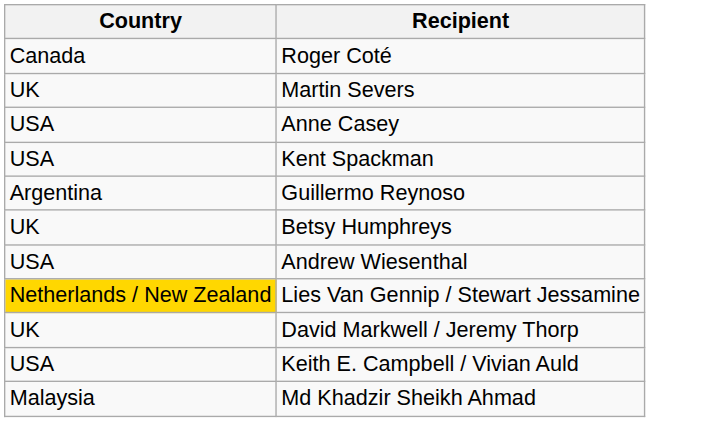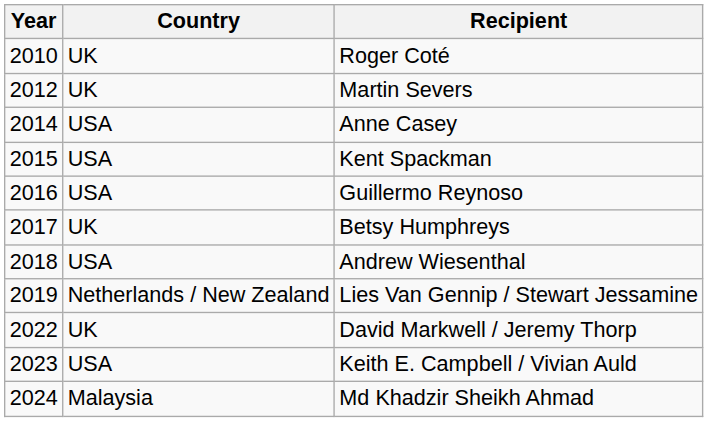+ column: (34, 21)
(47, 55) Canada -> (83, 55) UK
(56, 192) Argentina -> (90, 192) USA
(141, 295) gold background -> (199, 295) no background
